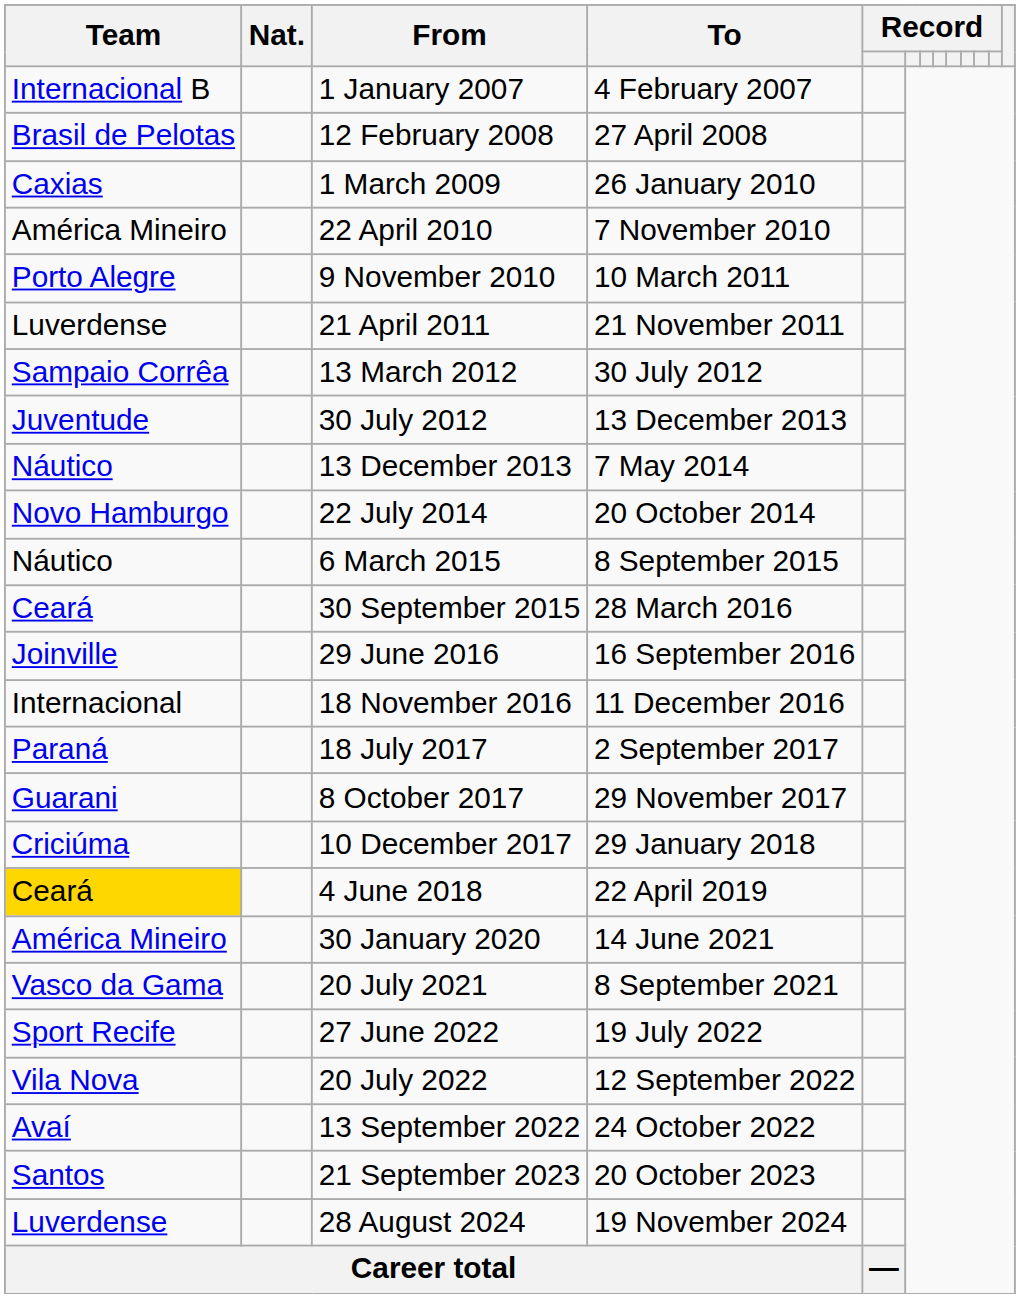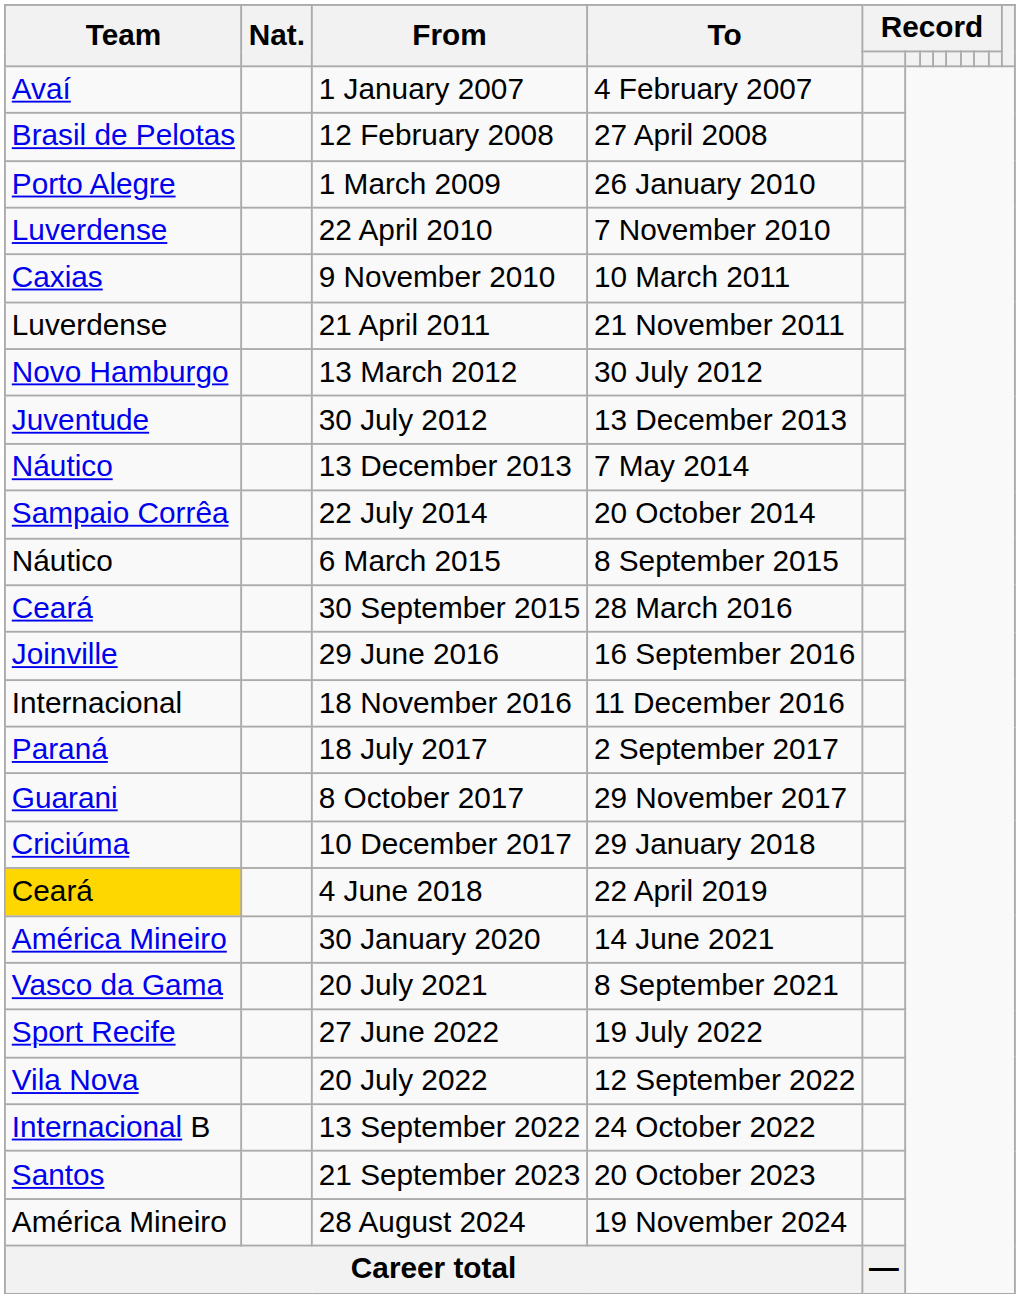(111, 89) Internacional B -> (41, 89) Avaí
(57, 183) Caxias -> (94, 183) Porto Alegre
(119, 230) América Mineiro -> (90, 230) Luverdense
(94, 277) Porto Alegre -> (57, 277) Caxias
(120, 372) Sampaio Corrêa -> (120, 372) Novo Hamburgo
(120, 513) Novo Hamburgo -> (120, 513) Sampaio Corrêa
(41, 1127) Avaí -> (111, 1127) Internacional B
(90, 1221) Luverdense -> (119, 1221) América Mineiro
